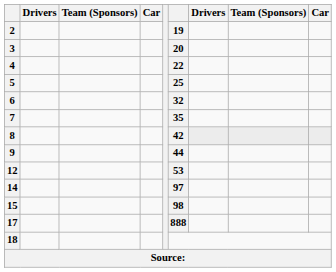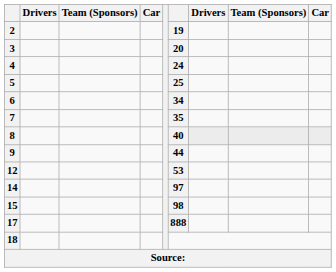(178, 65) 22 -> (178, 65) 24
(178, 100) 32 -> (178, 100) 34
(178, 135) 42 -> (178, 135) 40
